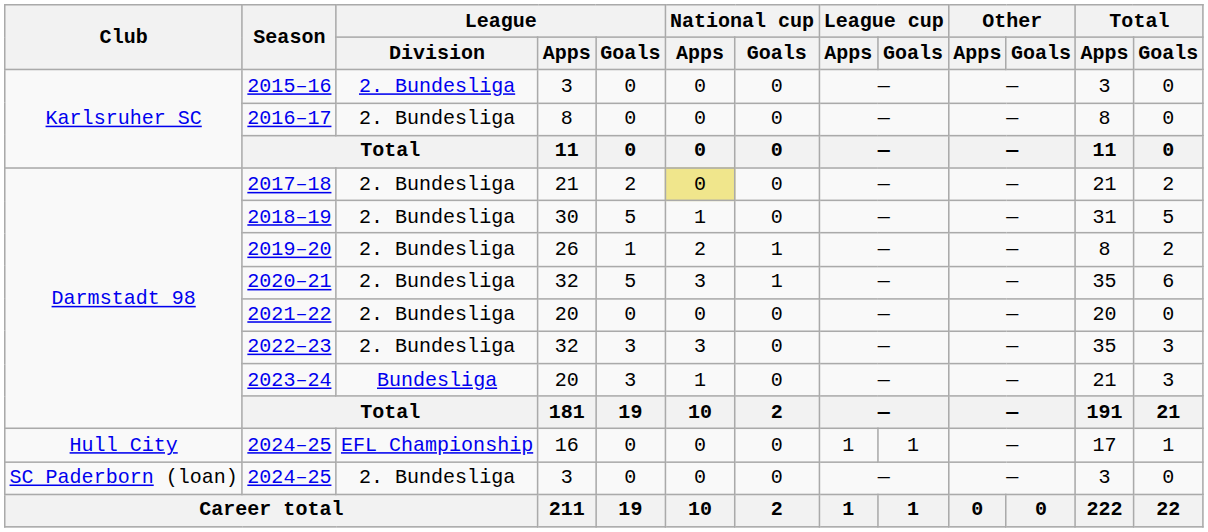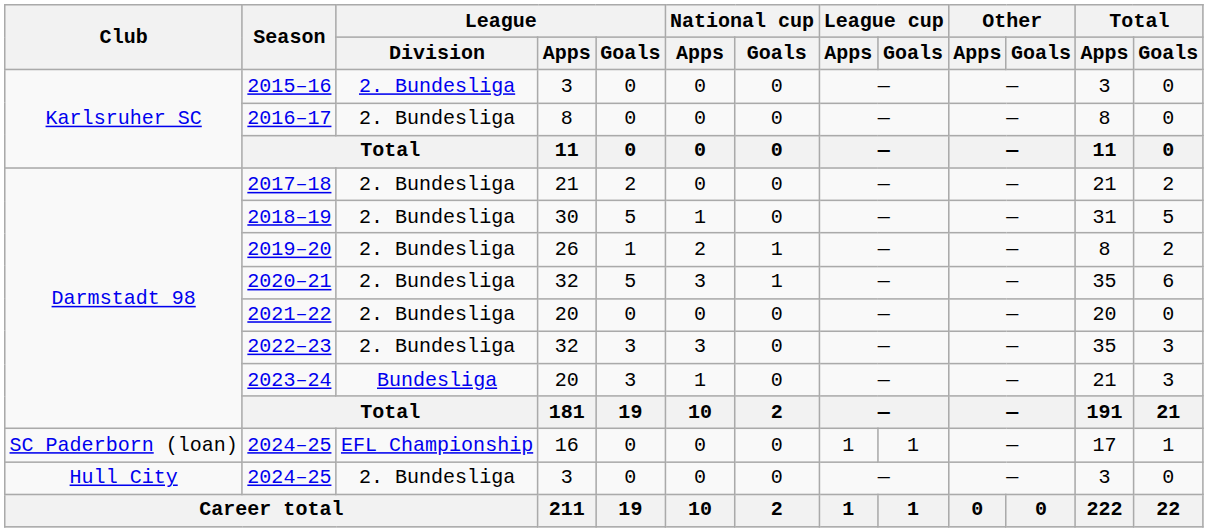(700, 184) khaki background -> (700, 184) no background
(124, 445) Hull City -> (124, 445) SC Paderborn (loan)
(124, 478) SC Paderborn (loan) -> (124, 478) Hull City
